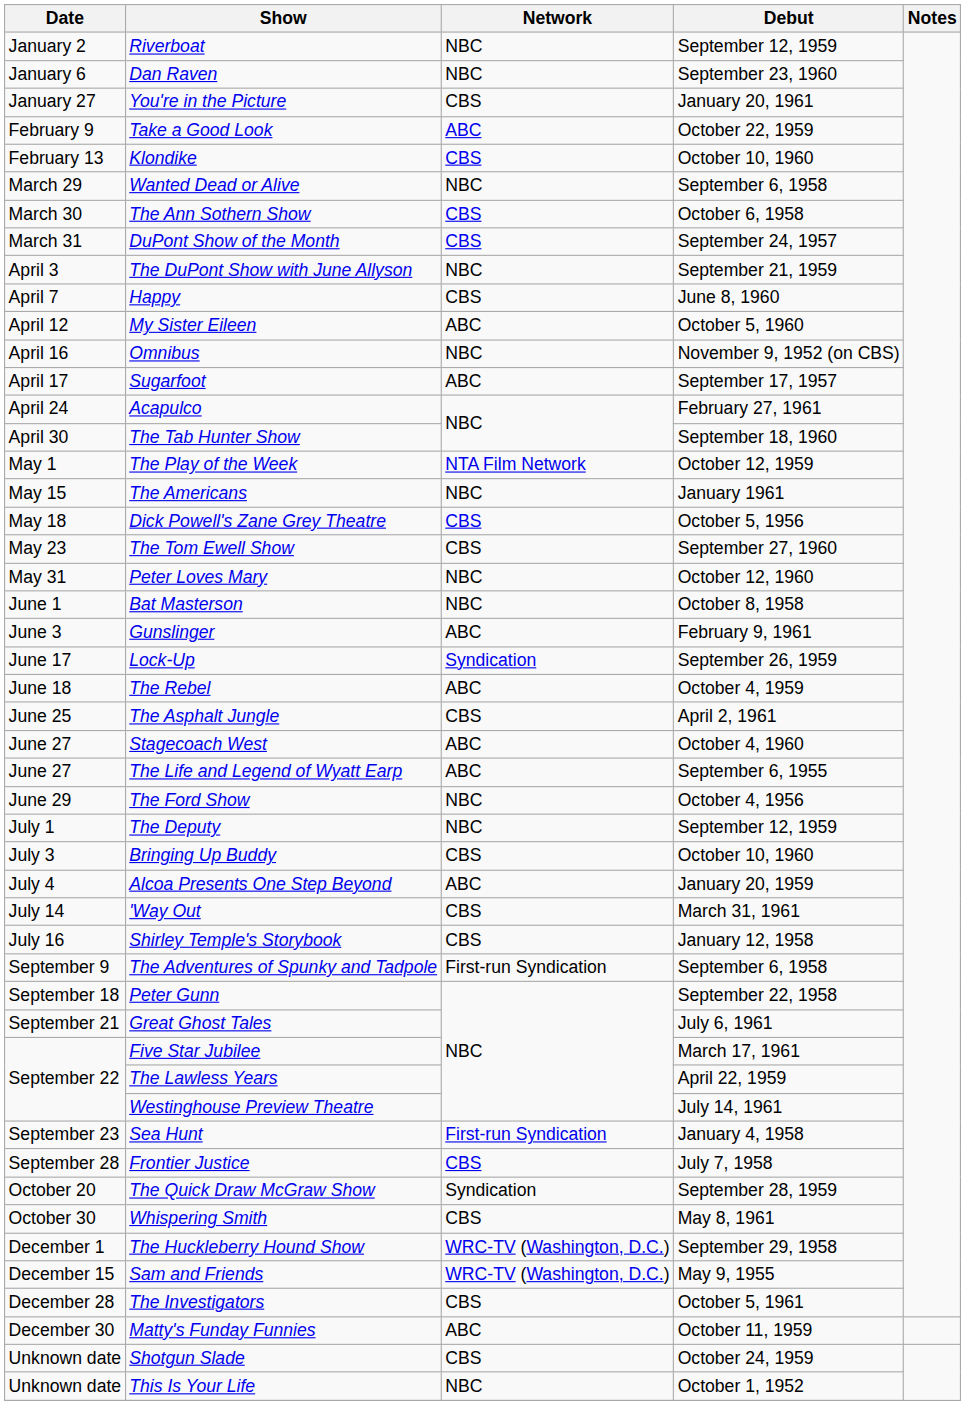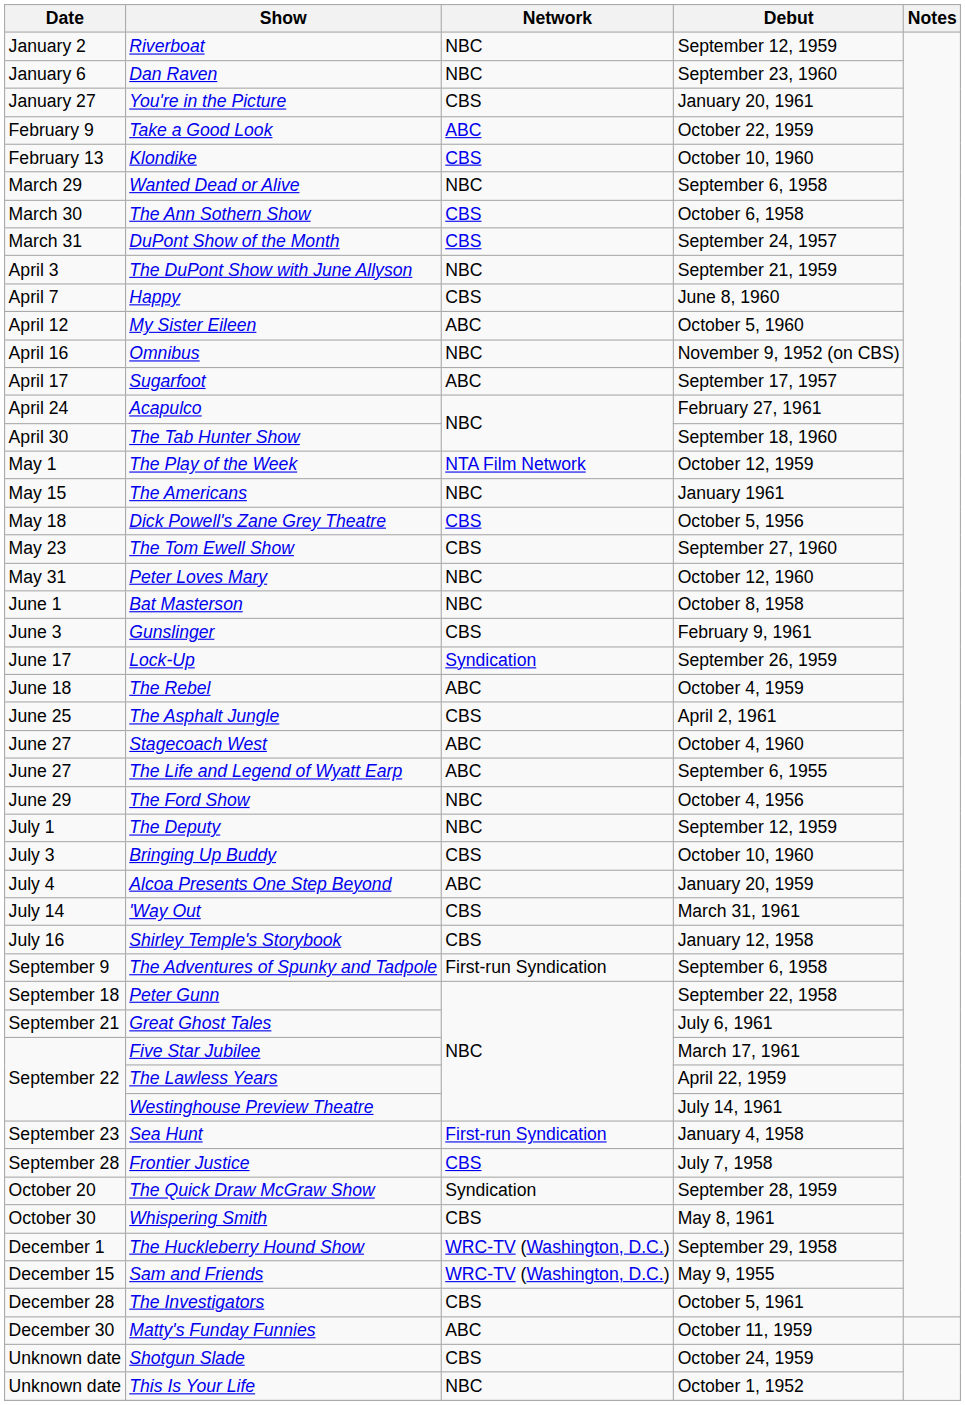(463, 632) ABC -> (463, 632) CBS
